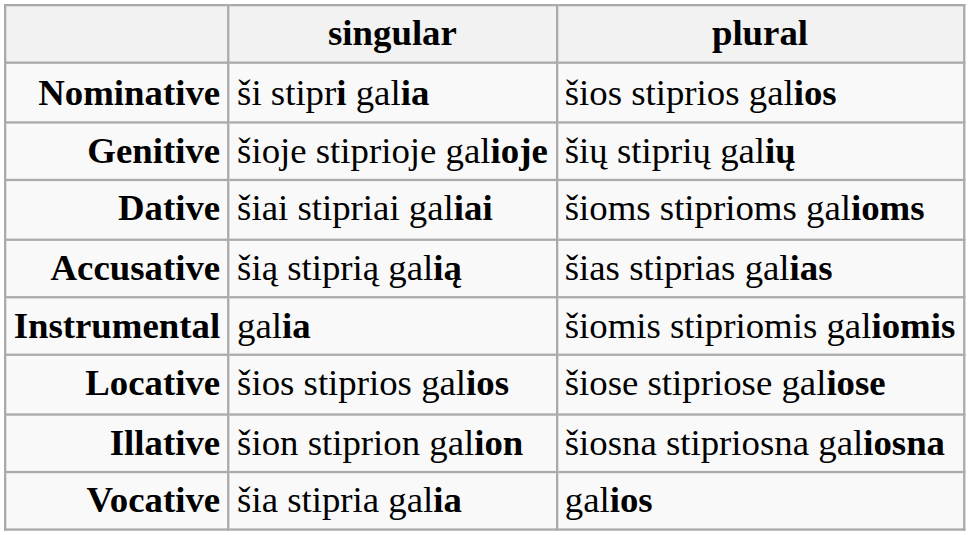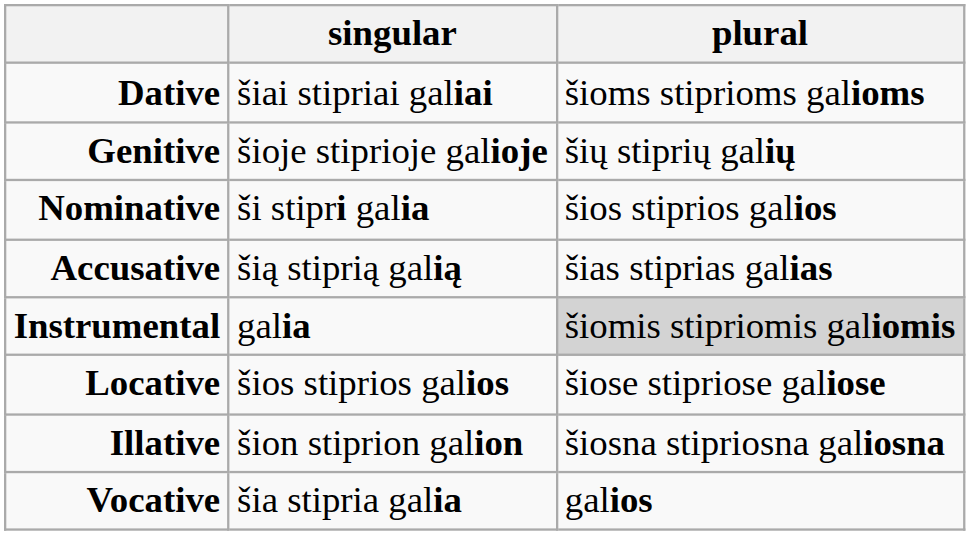rows swapped: (129, 92) <-> (169, 208)
(760, 325) no background -> (760, 325) lightgrey background
